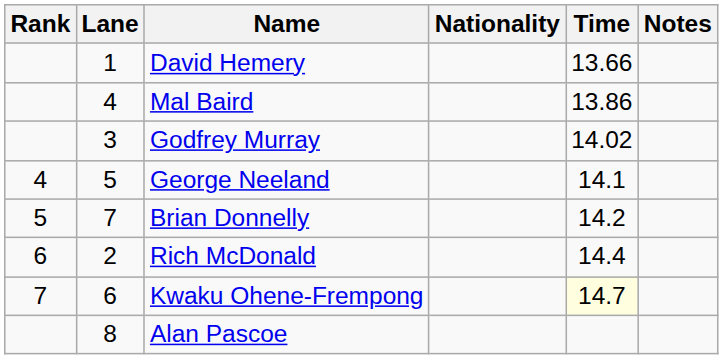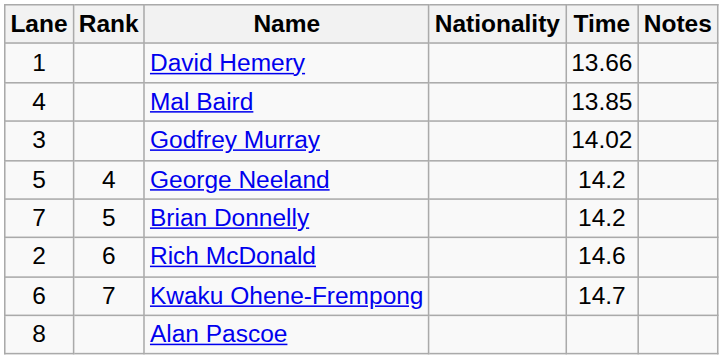columns swapped: (40, 23) <-> (110, 23)
(602, 101) 13.86 -> (602, 101) 13.85
(602, 179) 14.1 -> (602, 179) 14.2
(602, 256) 14.4 -> (602, 256) 14.6
(602, 295) lightyellow background -> (602, 295) no background
